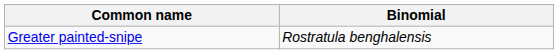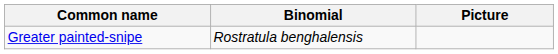+ column: (485, 15)
